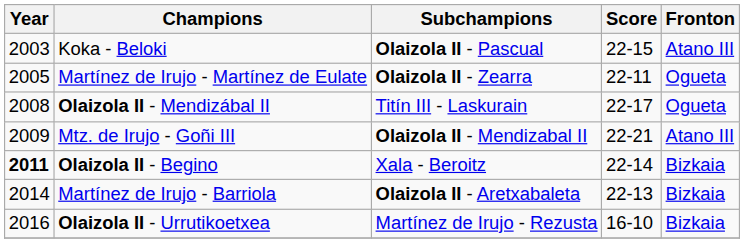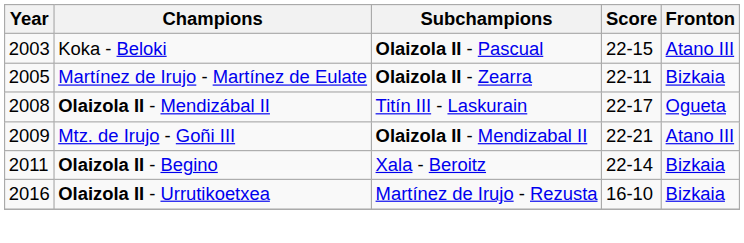(696, 77) Ogueta -> (695, 77) Bizkaia
(29, 164) bold -> (29, 164) normal
- row: (167, 194)
